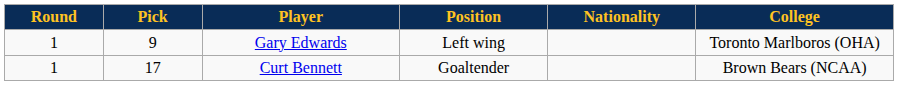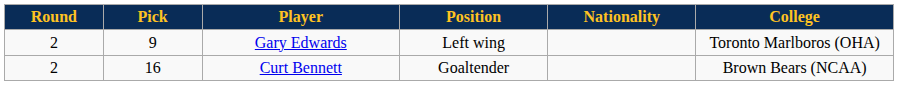(54, 42) 1 -> (54, 42) 2
(54, 67) 1 -> (54, 67) 2
(153, 67) 17 -> (153, 67) 16
